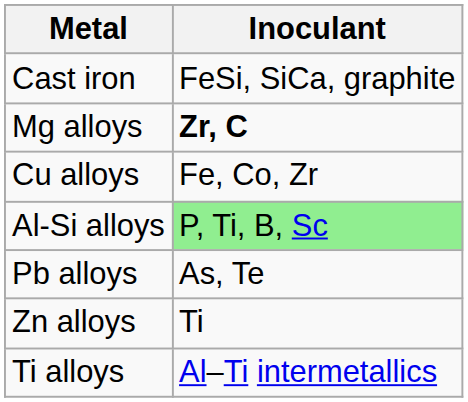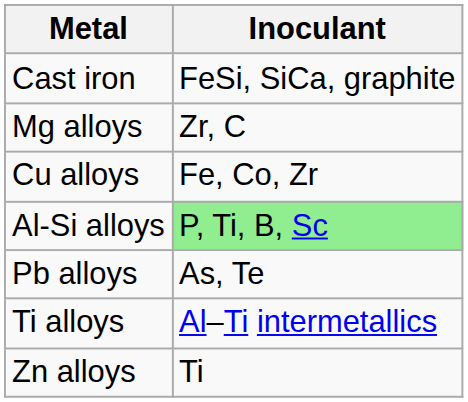(213, 126) bold -> (213, 126) normal
rows swapped: (74, 322) <-> (68, 371)
